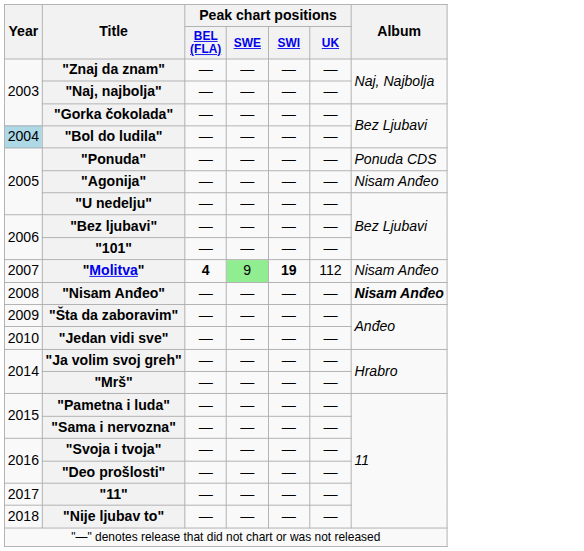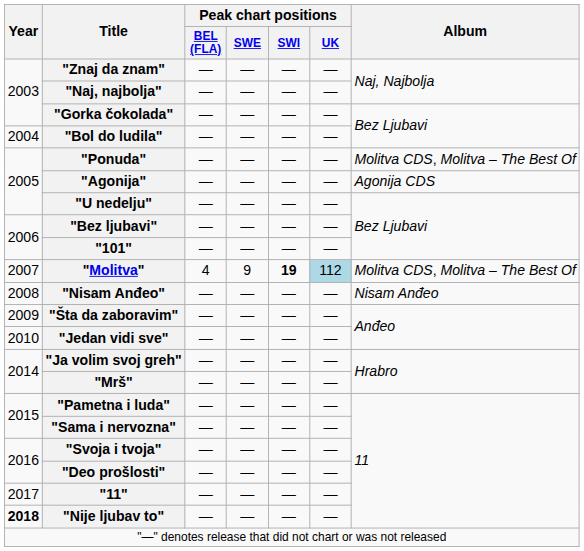(23, 137) lightblue background -> (23, 137) no background
(396, 159) Ponuda CDS -> (465, 159) Molitva CDS, Molitva – The Best Of
(396, 181) Nisam Anđeo -> (395, 181) Agonija CDS
(206, 271) bold -> (206, 271) normal
(247, 271) lightgreen background -> (247, 271) no background
(330, 271) no background -> (330, 271) lightblue background
(396, 271) Nisam Anđeo -> (465, 271) Molitva CDS, Molitva – The Best Of
(399, 293) bold -> (396, 293) normal
(23, 516) normal -> (23, 516) bold
